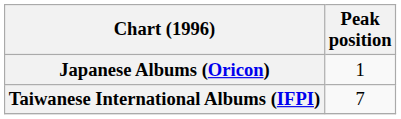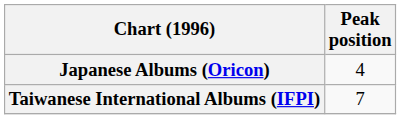(360, 69) 1 -> (360, 69) 4
